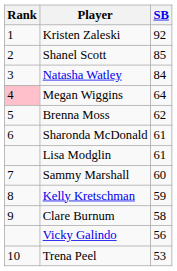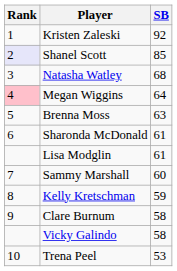(10, 55) no background -> (10, 55) lavender background
(160, 75) 84 -> (160, 75) 68
(160, 115) 62 -> (160, 115) 63
(160, 235) 56 -> (160, 235) 58
